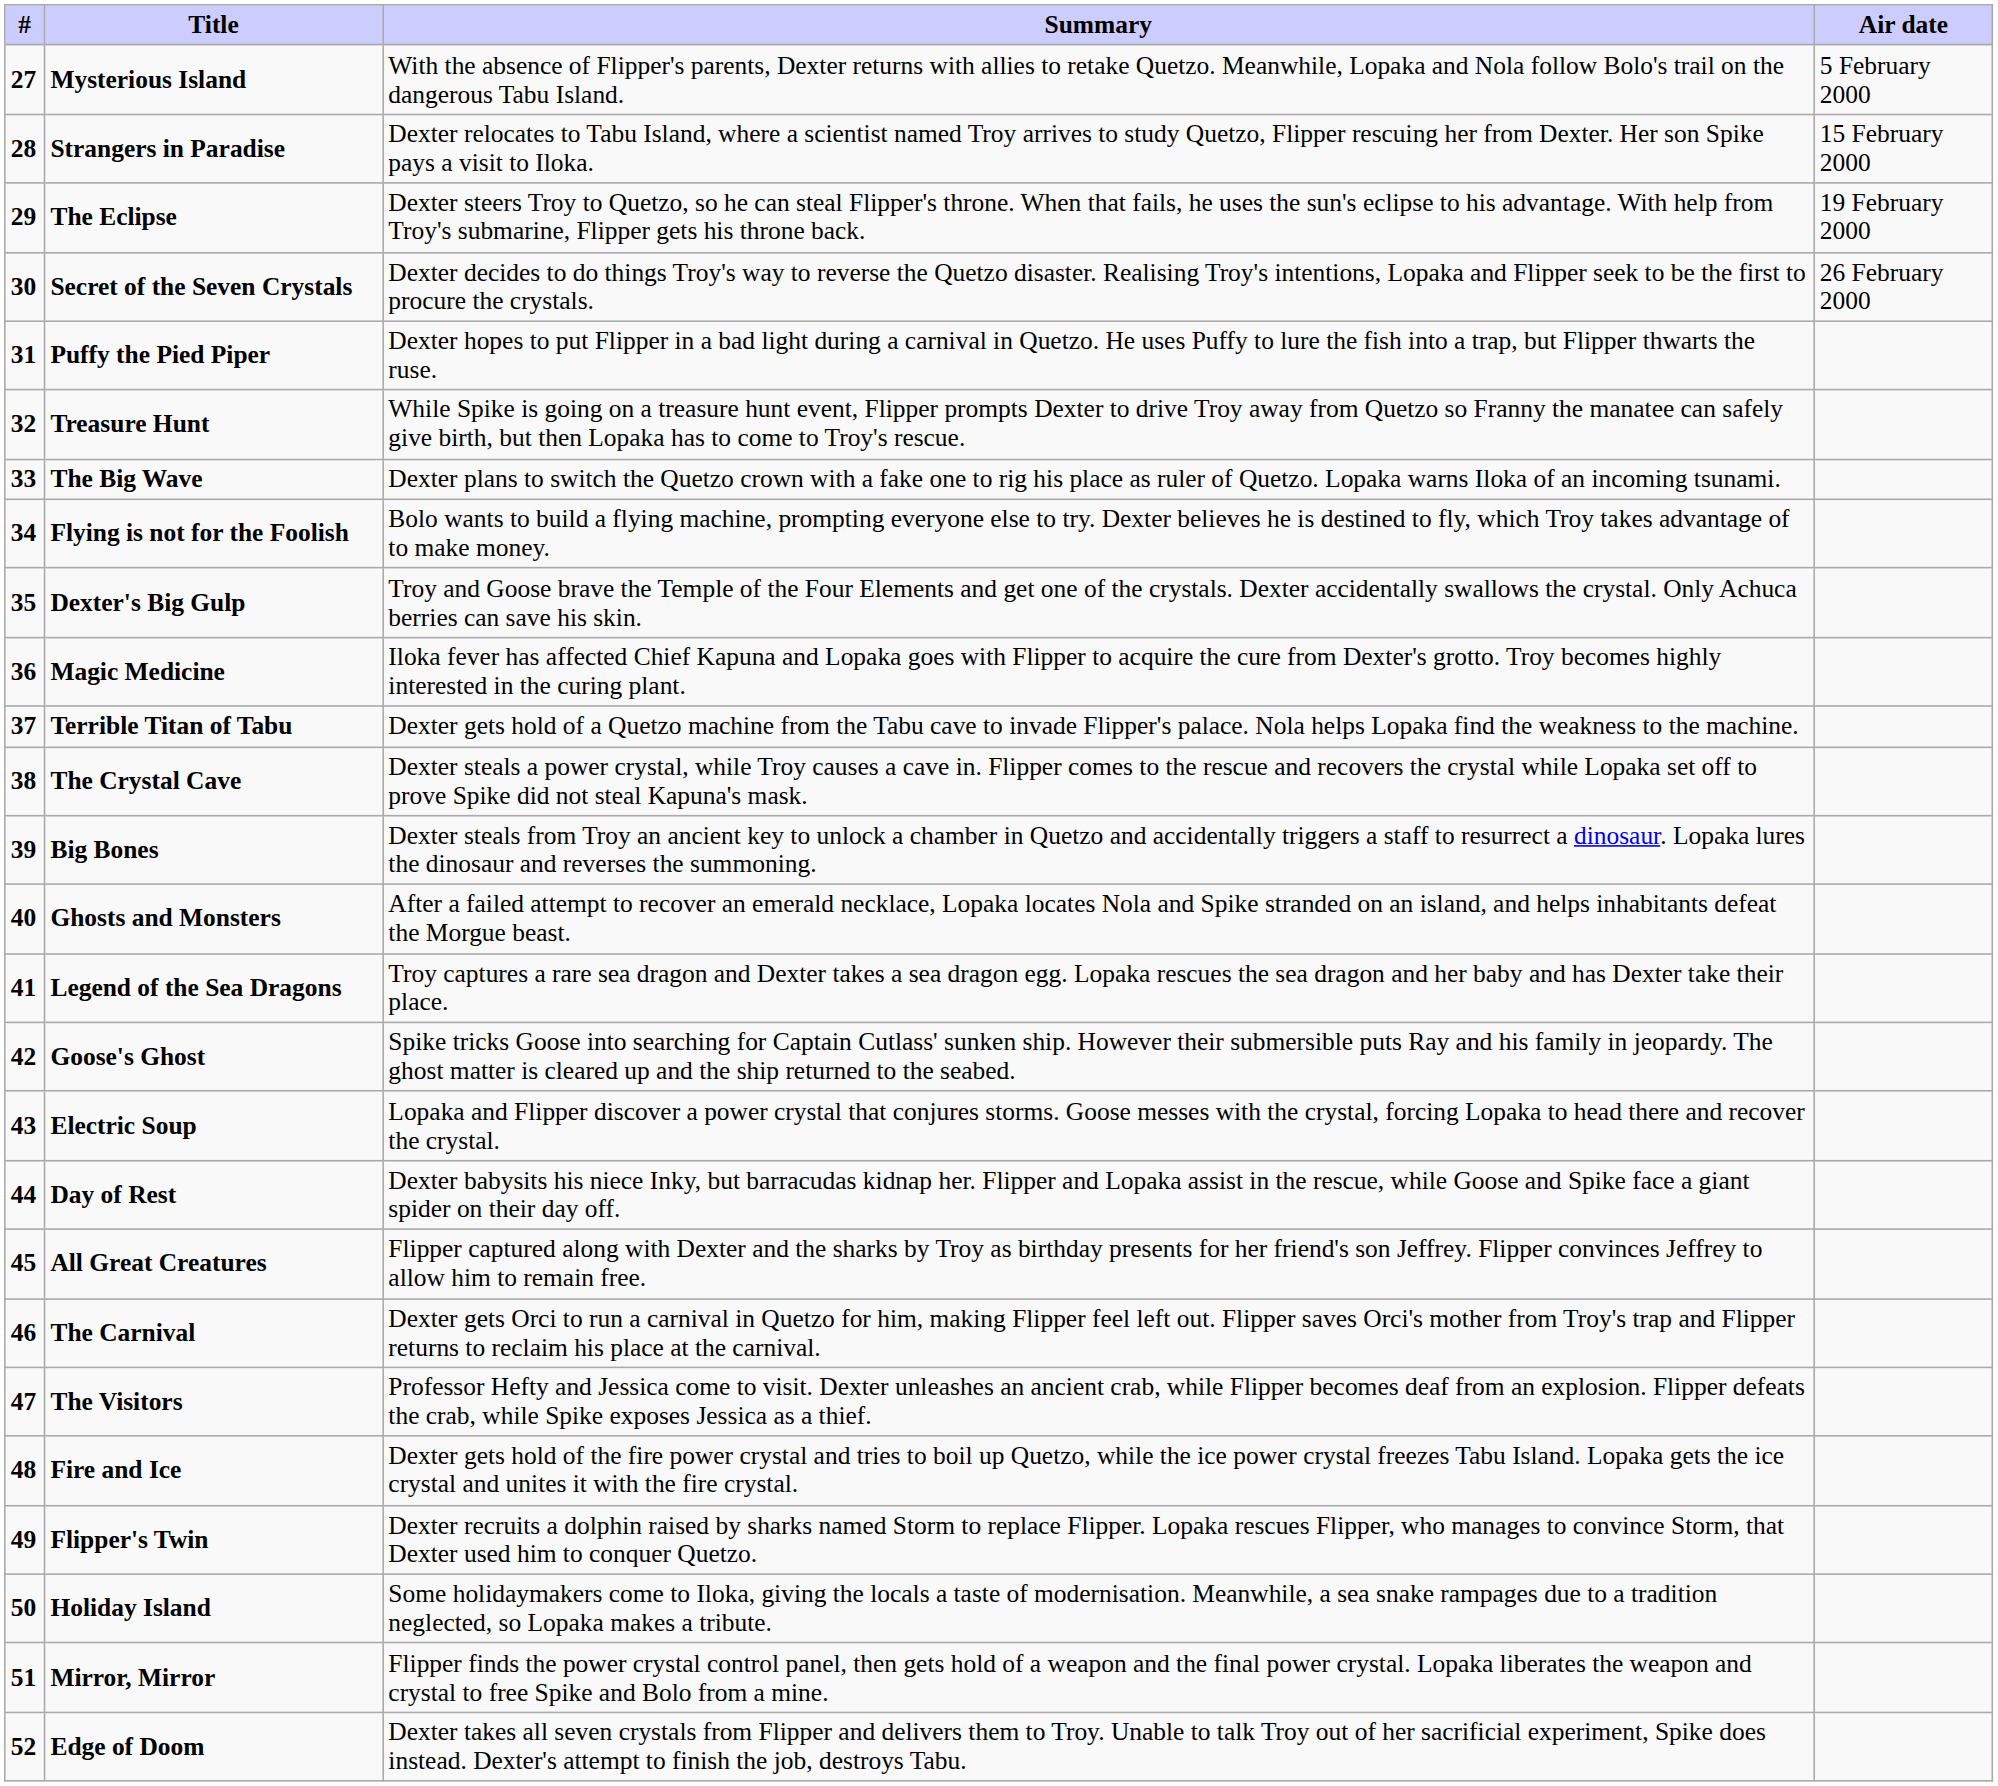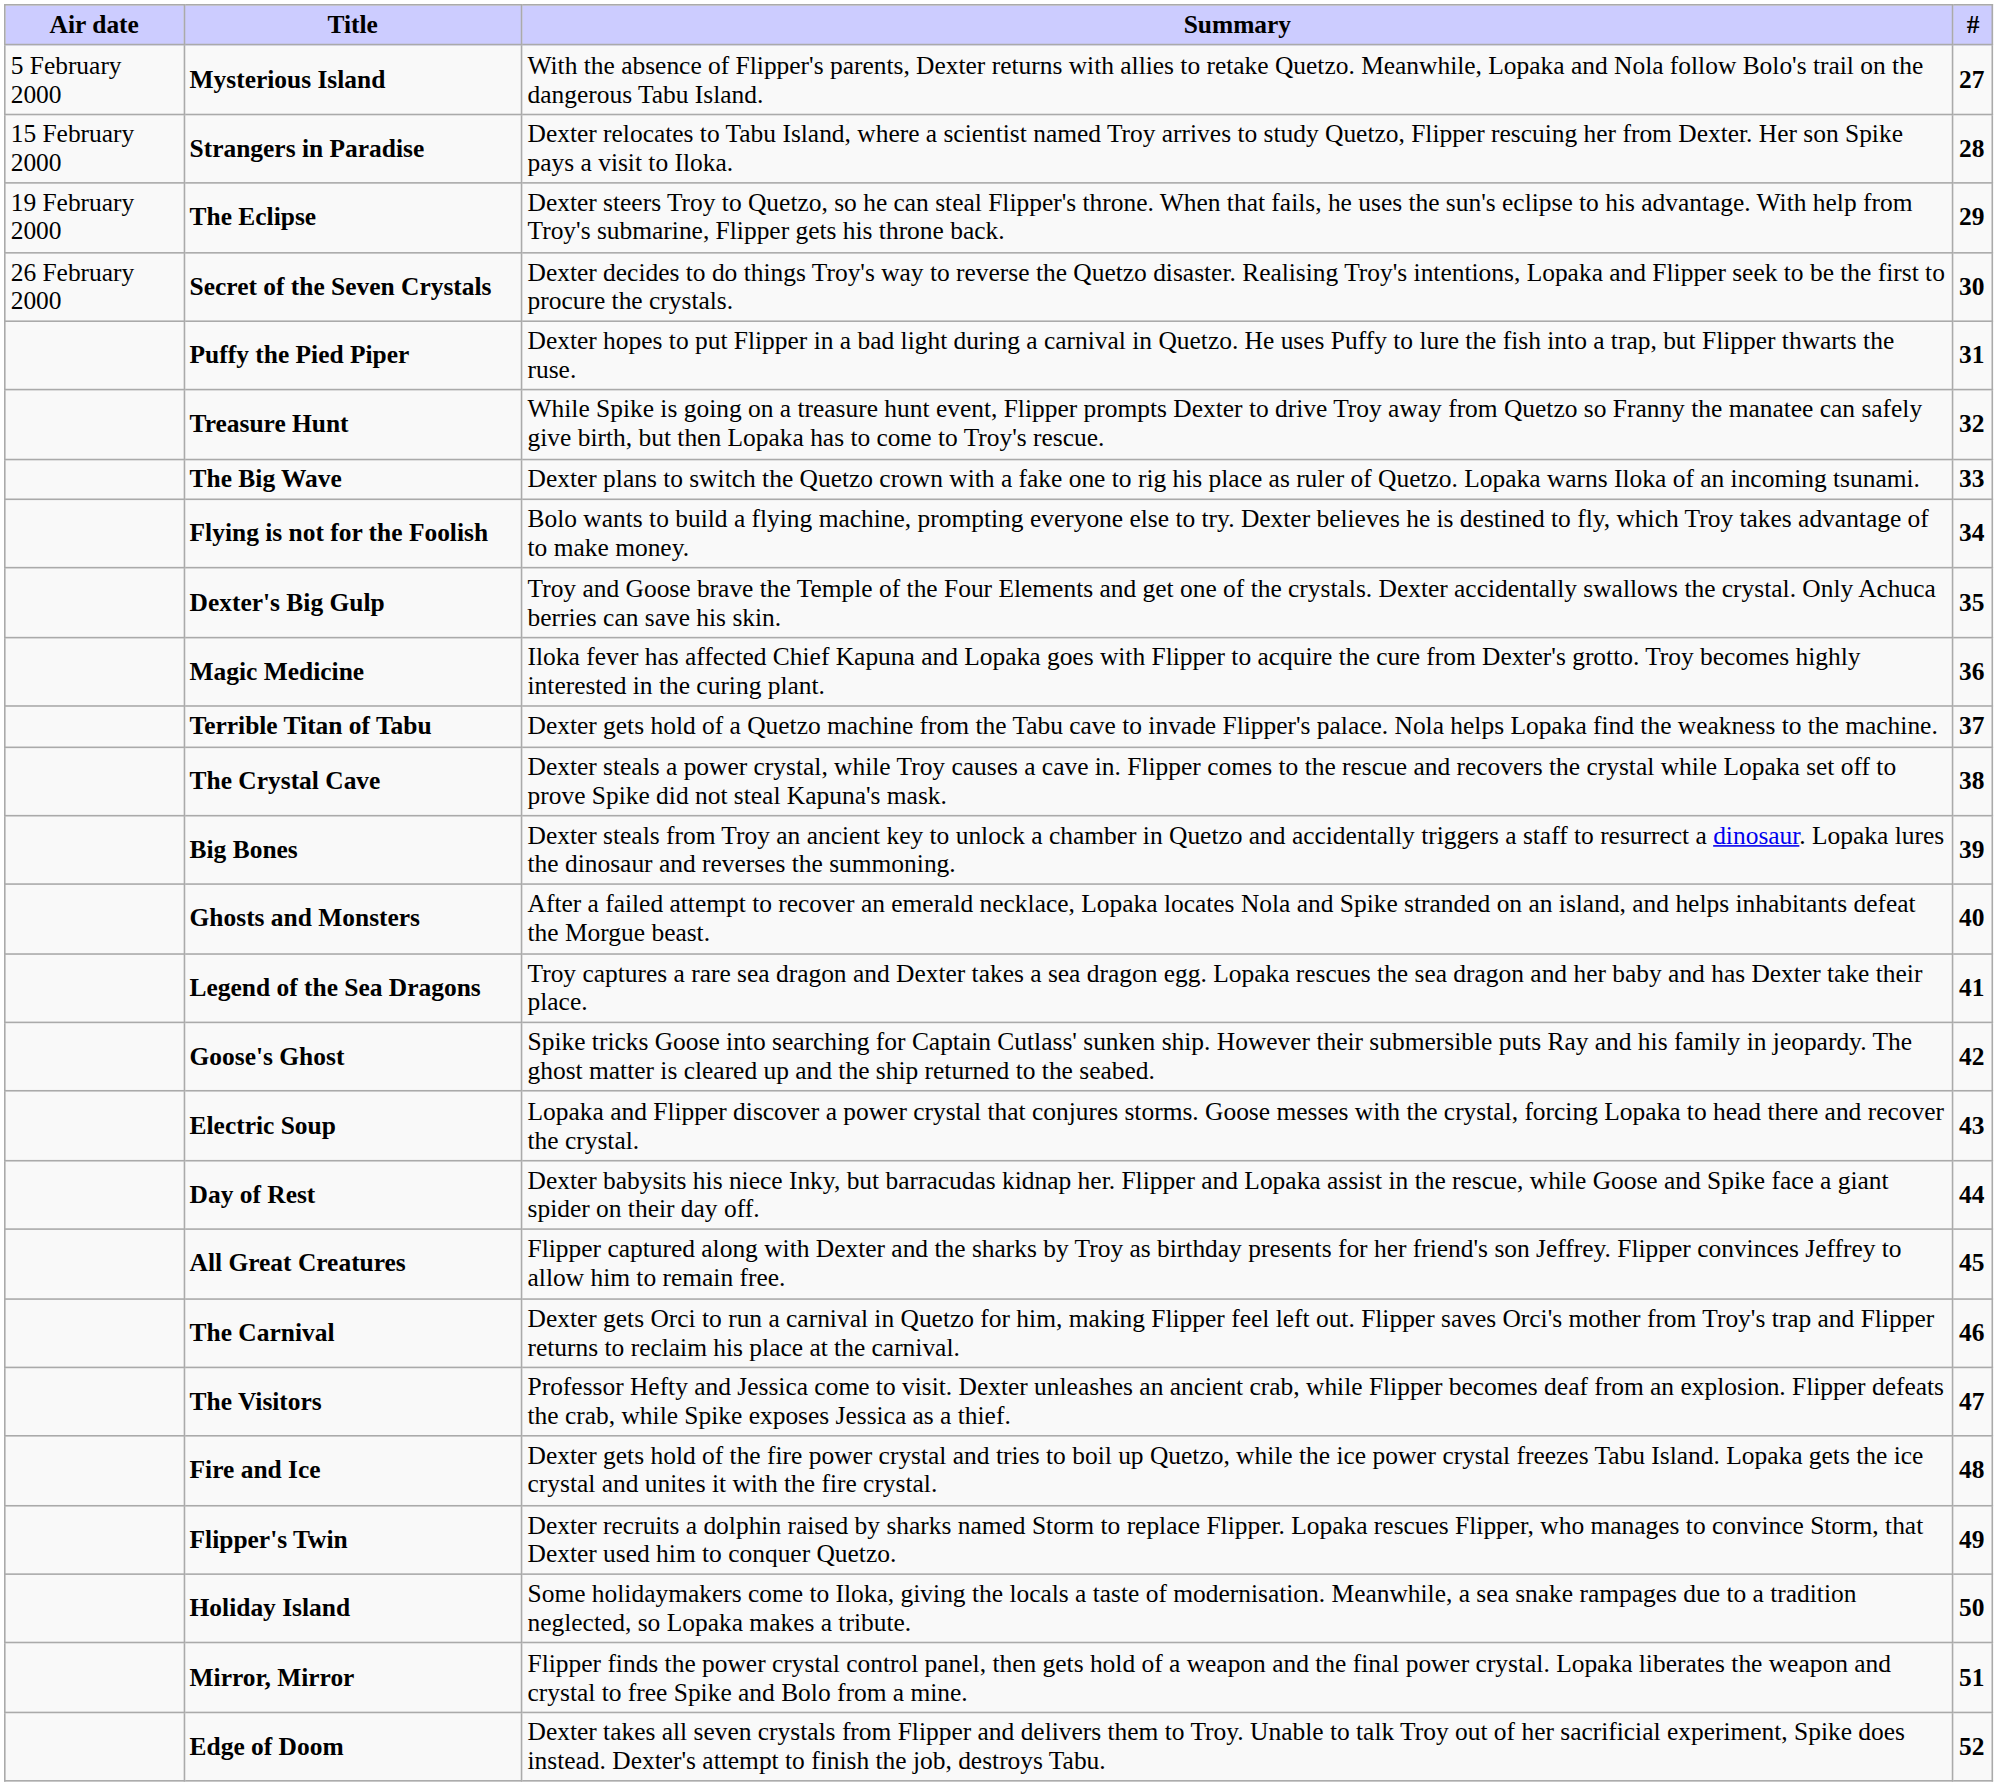columns swapped: (25, 24) <-> (1903, 24)
